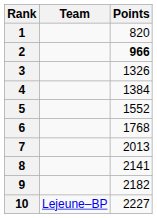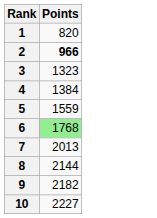- column: (75, 14)
(136, 71) 1326 -> (65, 71) 1323
(136, 109) 1552 -> (65, 109) 1559
(136, 128) no background -> (65, 128) lightgreen background
(136, 166) 2141 -> (65, 166) 2144
